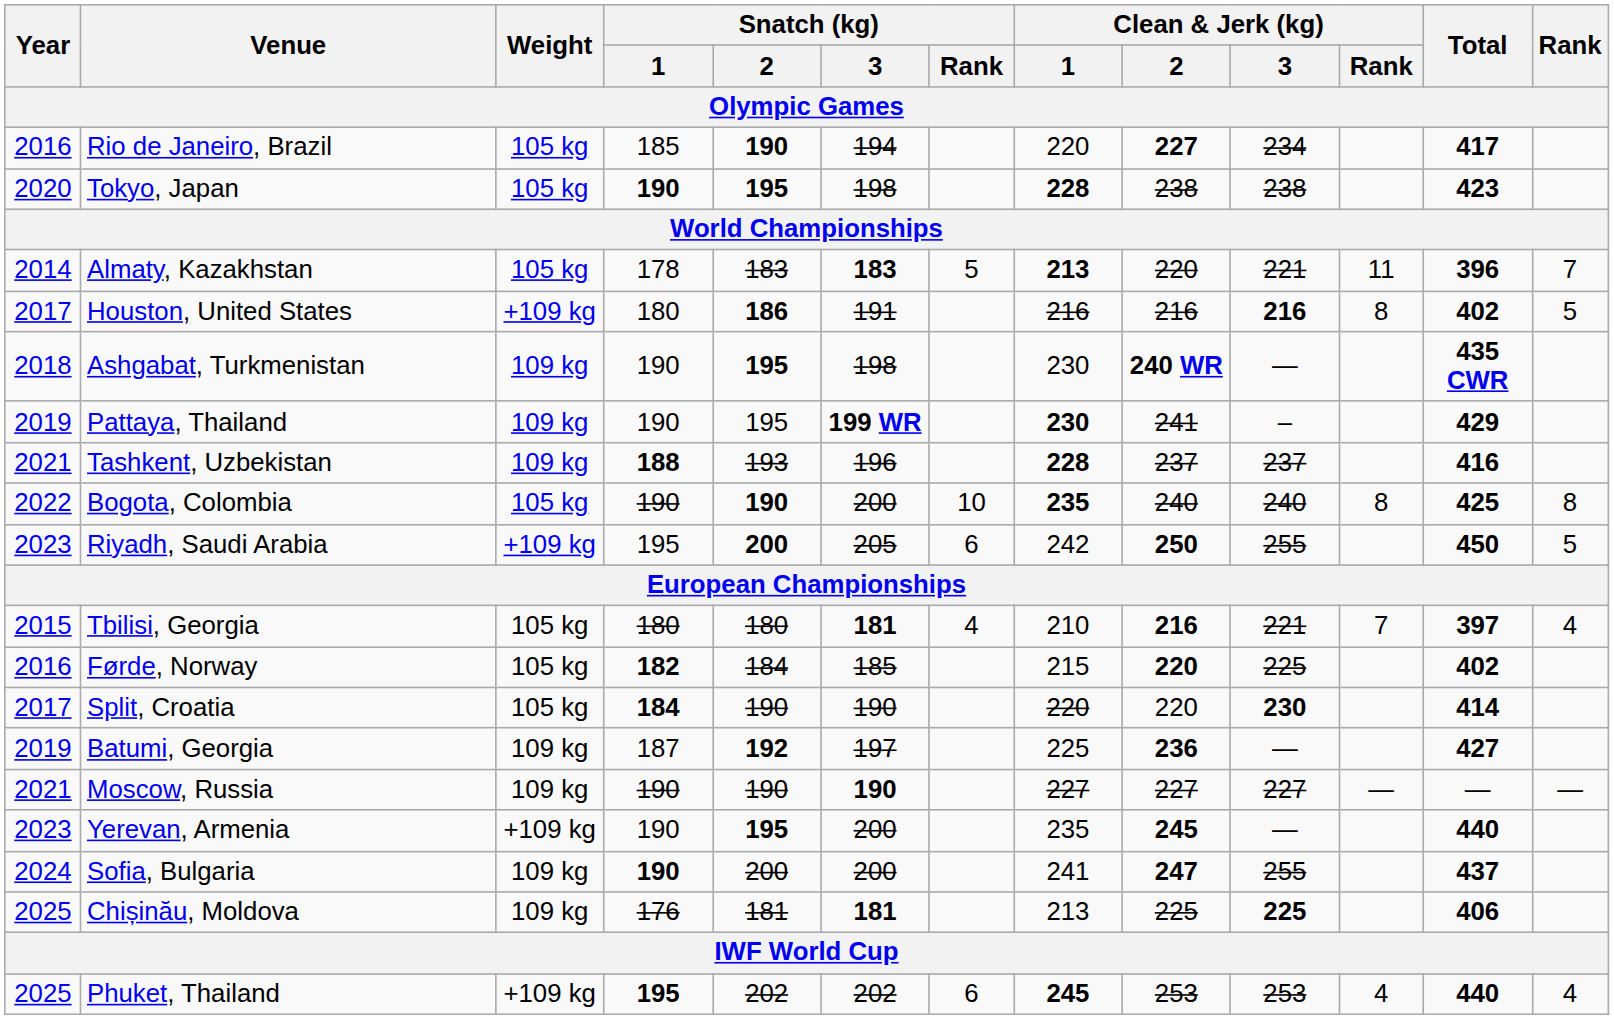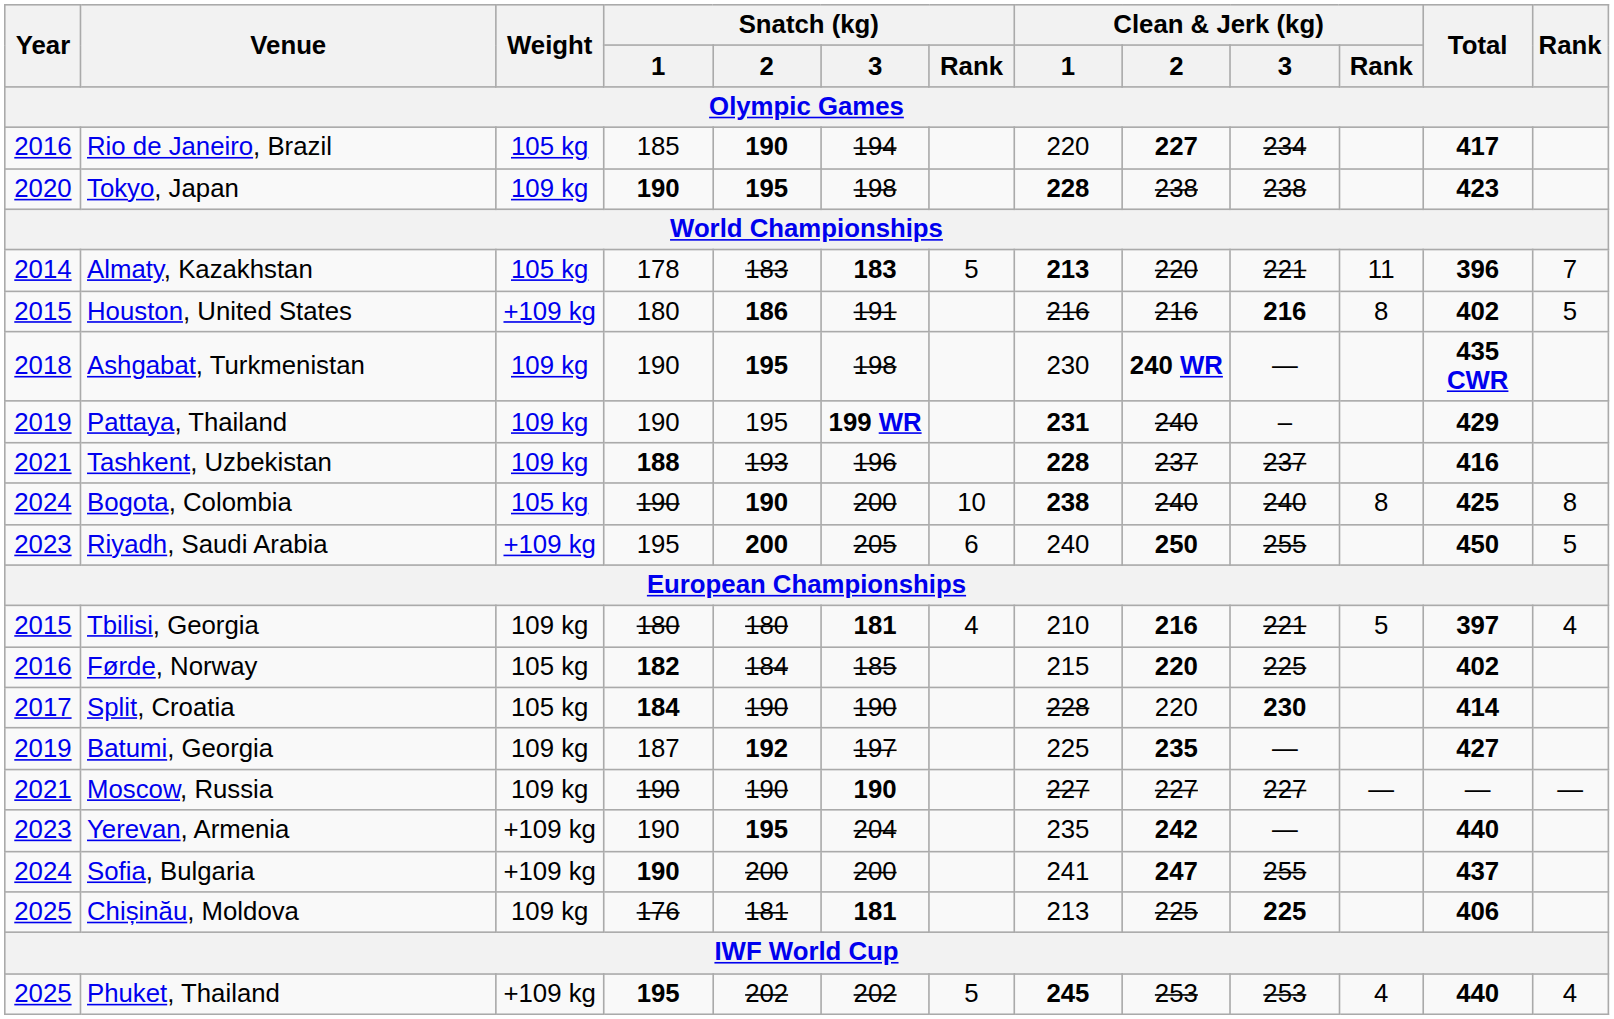(550, 188) 105 kg -> (550, 188) 109 kg
(43, 310) 2017 -> (43, 310) 2015
(1068, 421) 230 -> (1068, 421) 231
(1176, 421) 241 -> (1176, 421) 240
(43, 503) 2022 -> (43, 503) 2024
(1068, 503) 235 -> (1068, 503) 238
(1068, 544) 242 -> (1068, 544) 240
(550, 625) 105 kg -> (550, 625) 109 kg
(1381, 625) 7 -> (1381, 625) 5
(1068, 707) 220 -> (1068, 707) 228
(1176, 748) 236 -> (1176, 748) 235
(875, 830) 200 -> (875, 830) 204
(1176, 830) 245 -> (1176, 830) 242
(550, 870) 109 kg -> (550, 870) +109 kg
(972, 993) 6 -> (972, 993) 5
